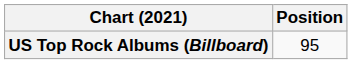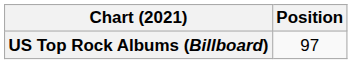(310, 44) 95 -> (310, 44) 97
